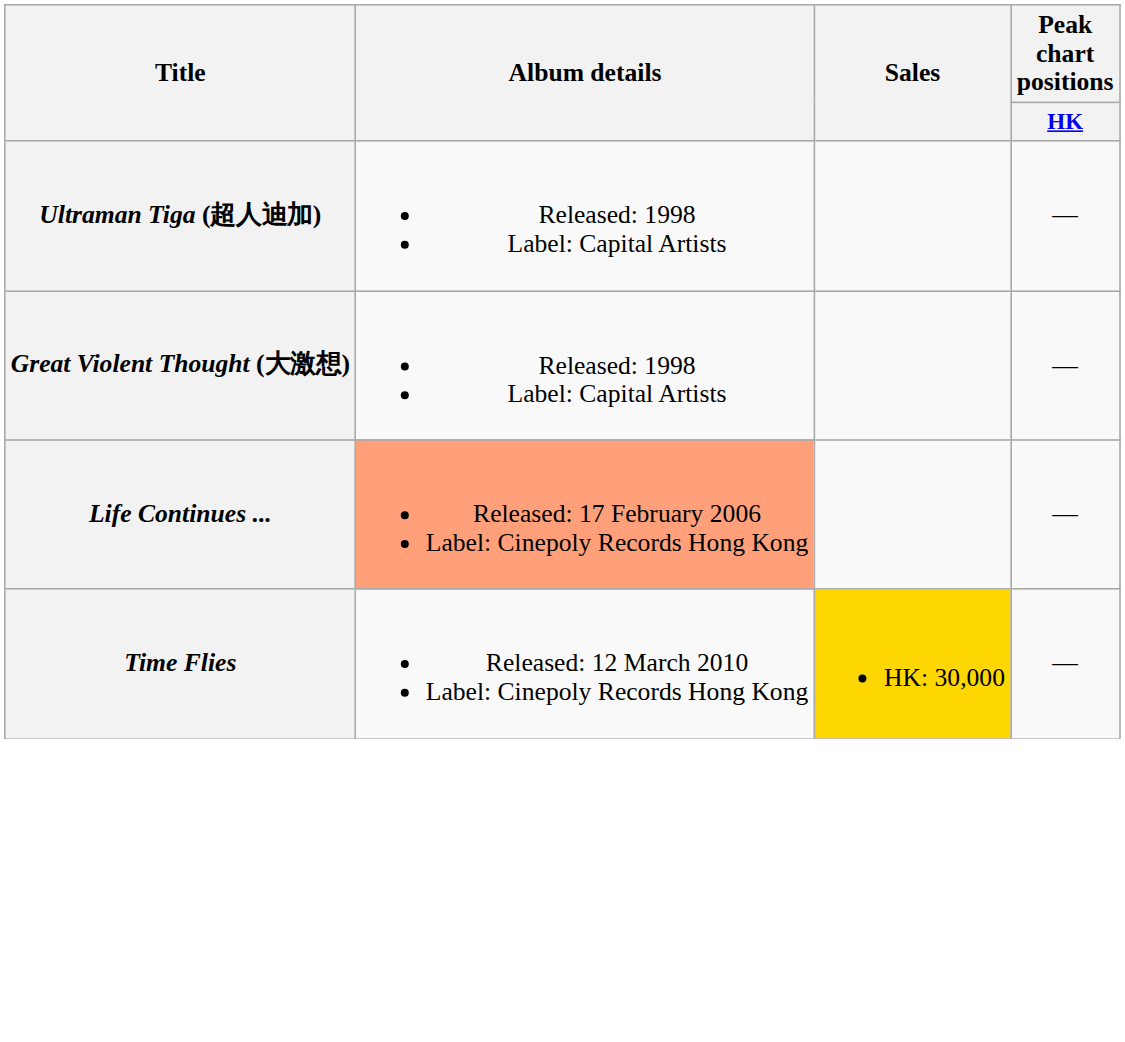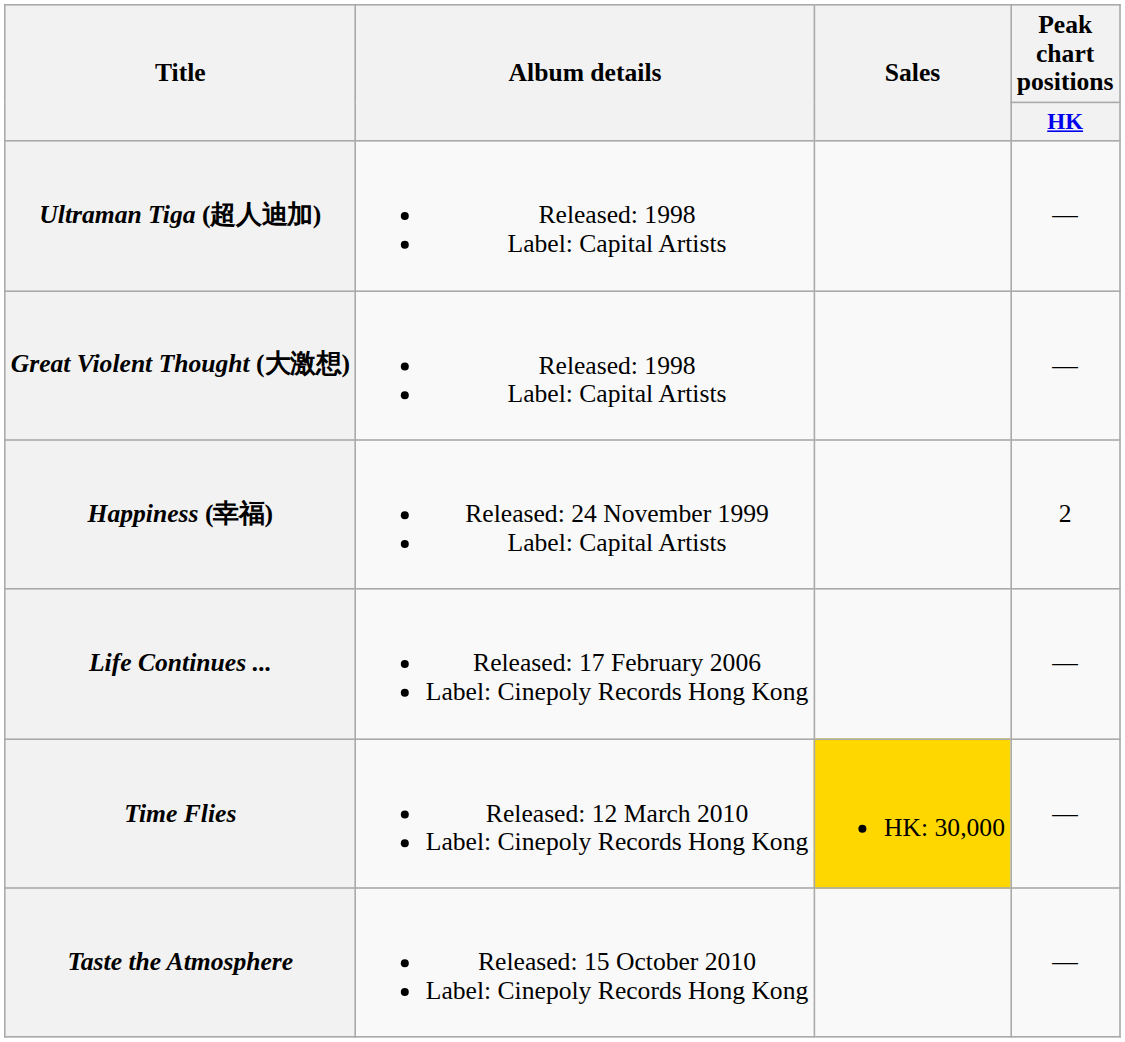+ row: (180, 513)
(585, 529) lightsalmon background -> (585, 678) no background
+ row: (180, 962)
